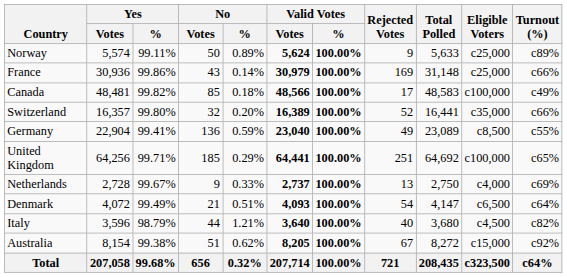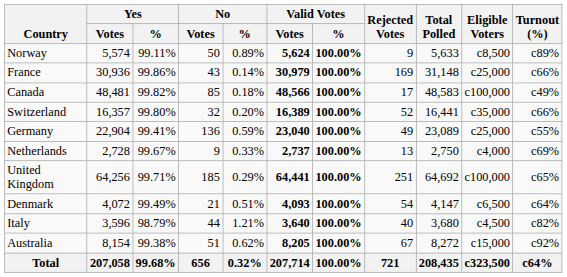(490, 53) c25,000 -> (493, 53) c8,500
(493, 131) c8,500 -> (490, 131) c25,000
rows swapped: (37, 184) <-> (30, 157)
